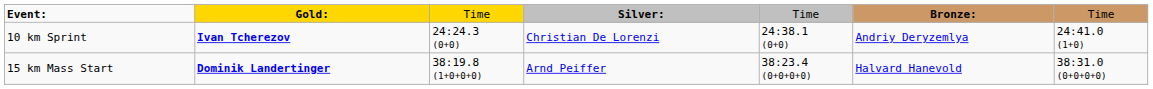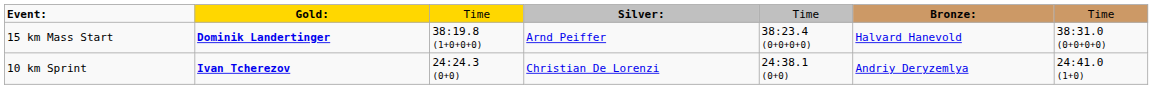rows swapped: (47, 38) <-> (60, 69)
